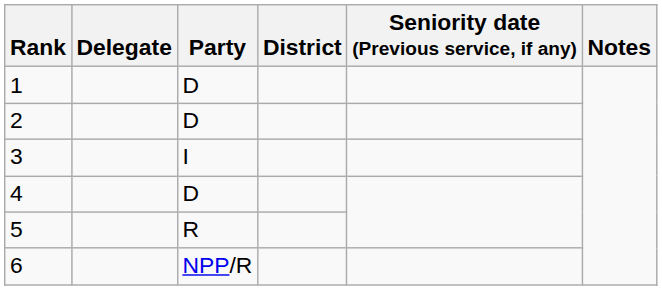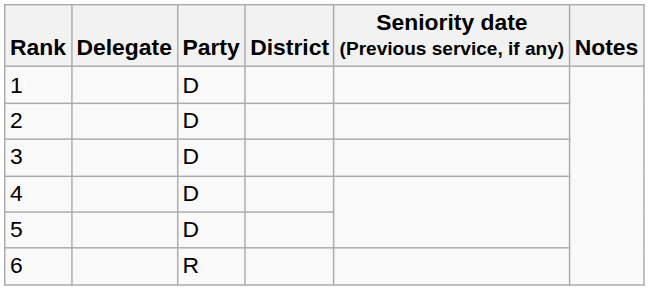(186, 157) I -> (191, 157) D
(191, 229) R -> (191, 229) D
(217, 266) NPP/R -> (191, 266) R
